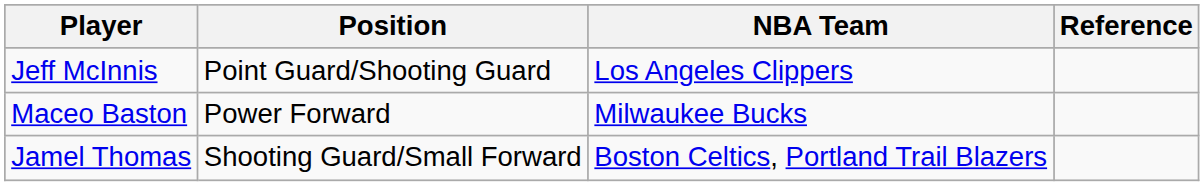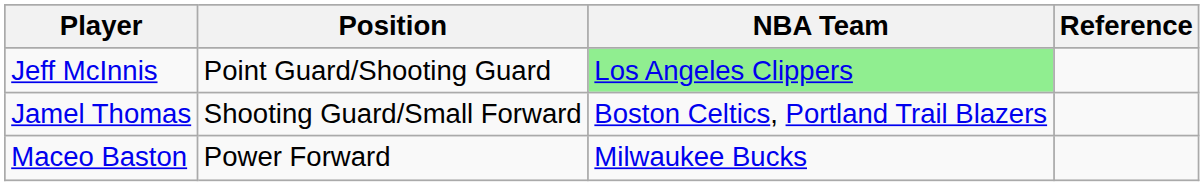(724, 69) no background -> (724, 69) lightgreen background
rows swapped: (99, 113) <-> (101, 157)
